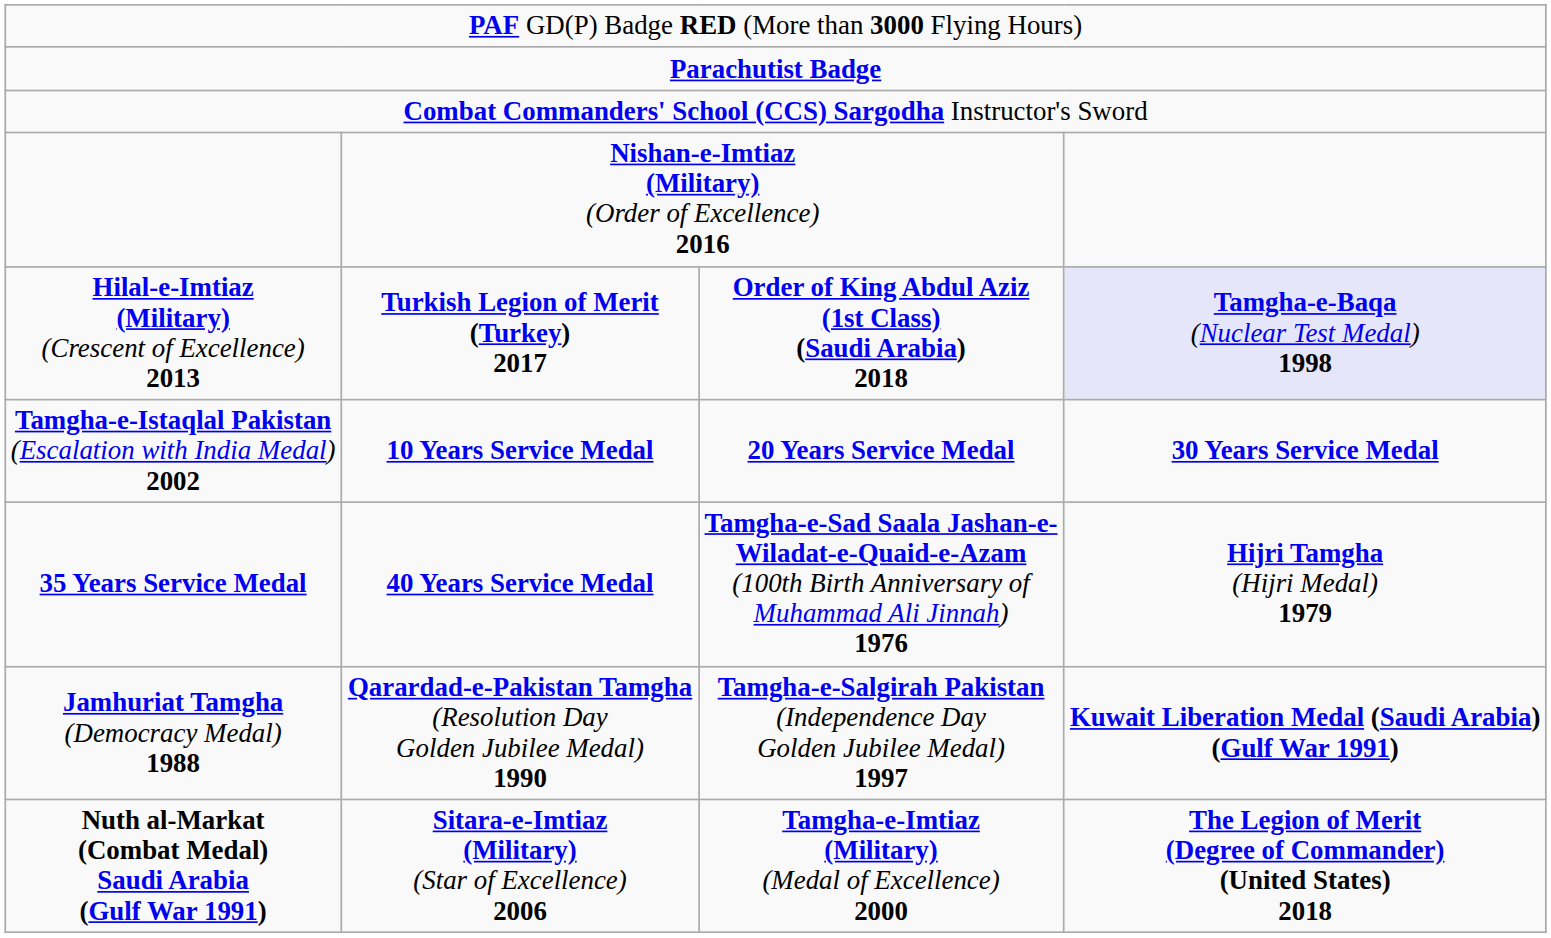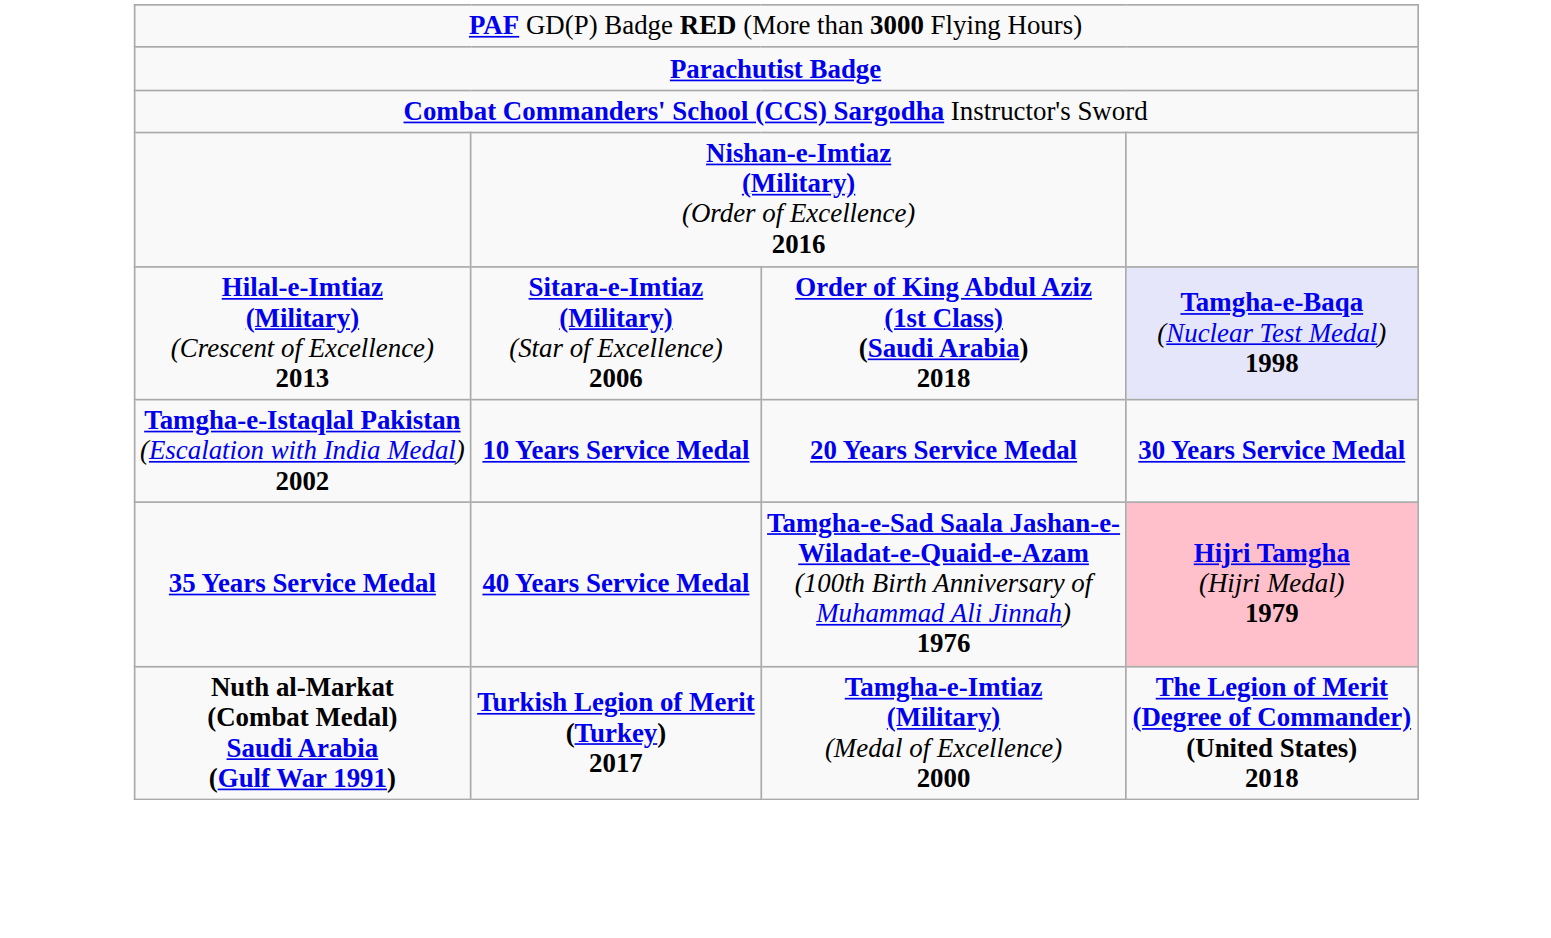(520, 332) Turkish Legion of Merit (Turkey) 2017 -> (616, 332) Sitara-e-Imtiaz (Military) (Star of Excellence) 2006
(1305, 583) no background -> (1272, 583) pink background
- row: (173, 732)
(520, 865) Sitara-e-Imtiaz (Military) (Star of Excellence) 2006 -> (616, 732) Turkish Legion of Merit (Turkey) 2017
